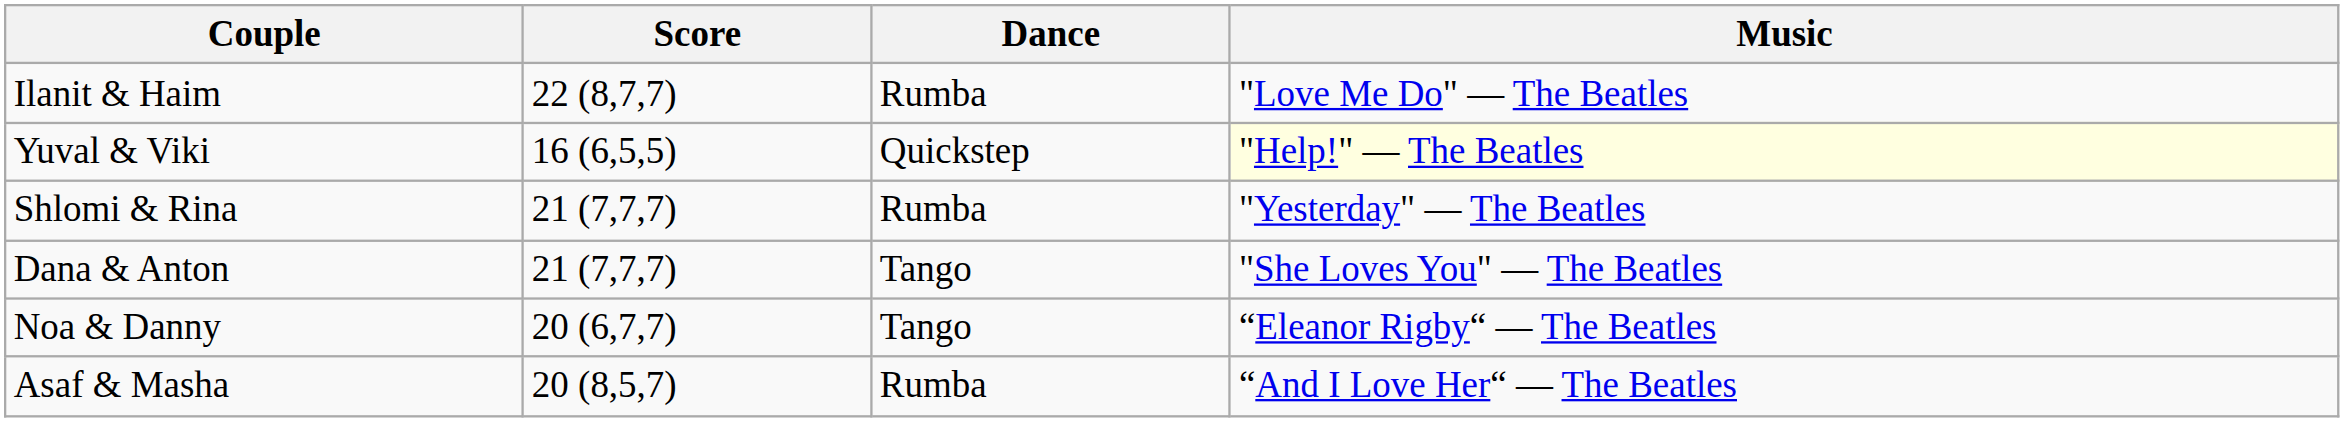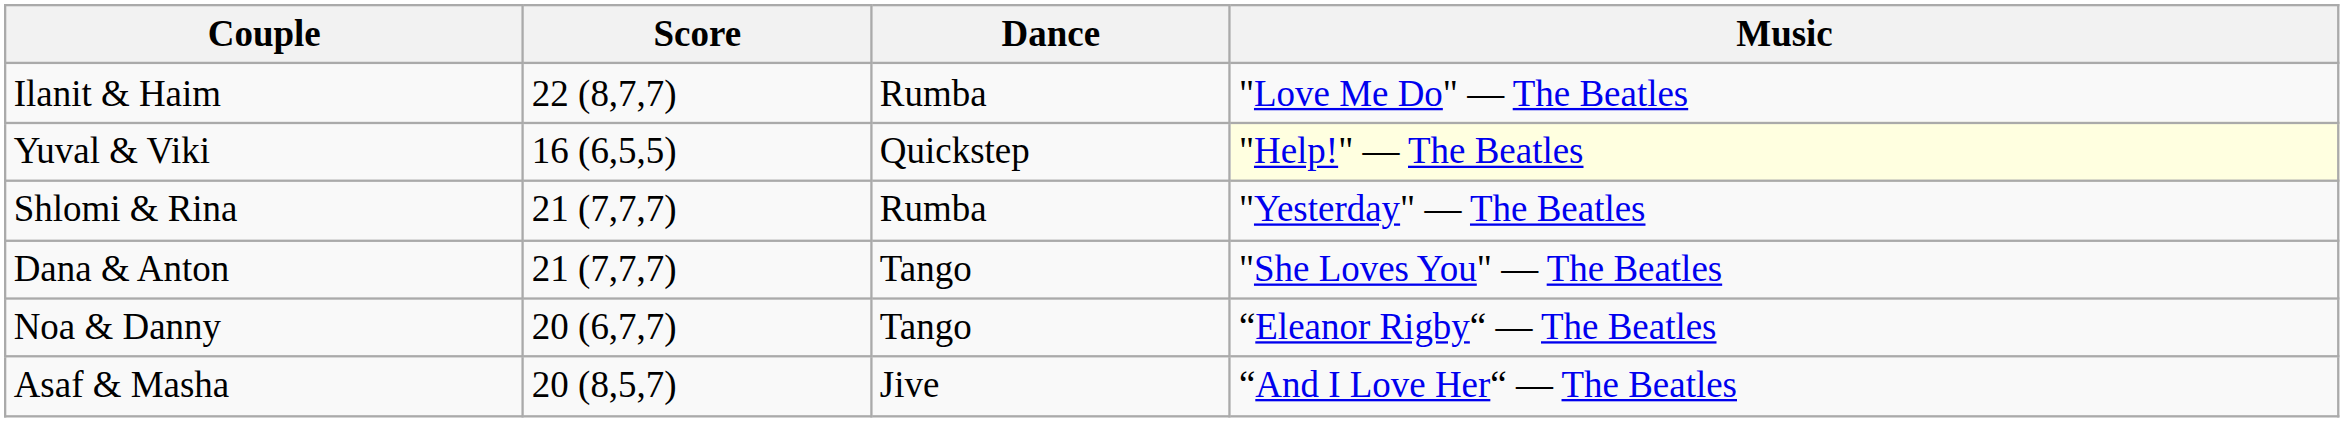(933, 385) Rumba -> (910, 385) Jive
